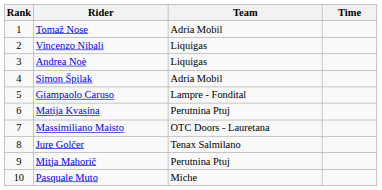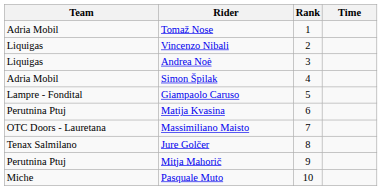columns swapped: (19, 12) <-> (245, 12)
